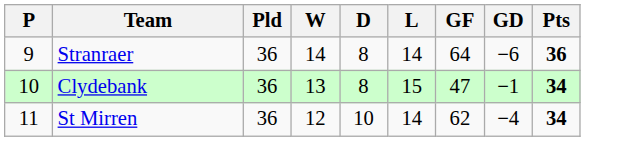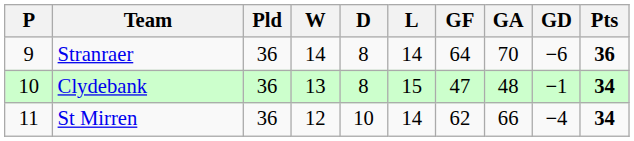+ column: (508, 20)
